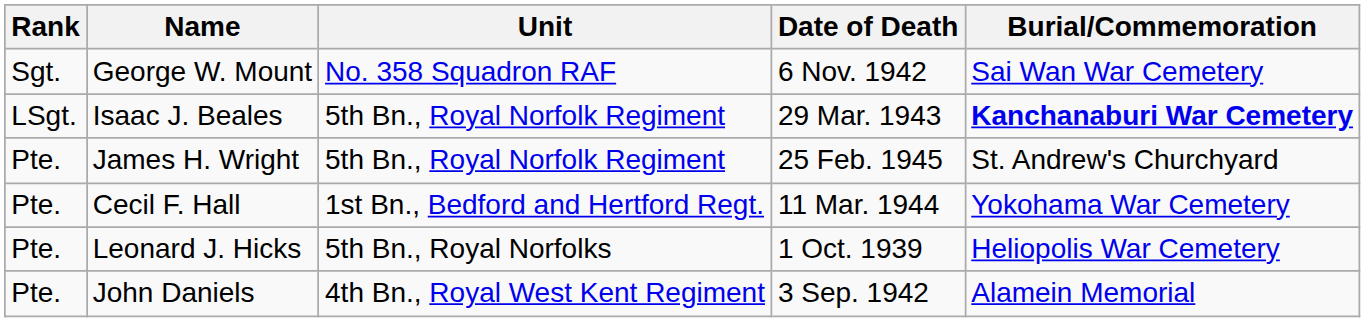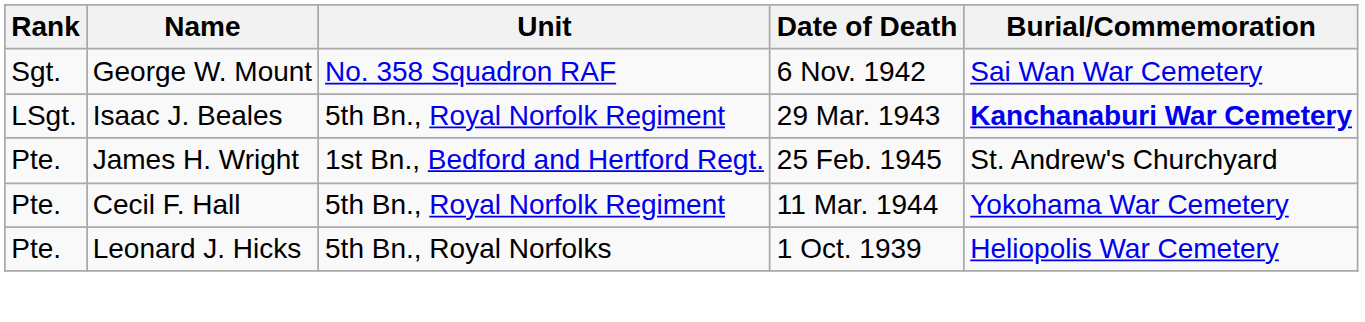(525, 159) 5th Bn., Royal Norfolk Regiment -> (545, 159) 1st Bn., Bedford and Hertford Regt.
(545, 204) 1st Bn., Bedford and Hertford Regt. -> (525, 204) 5th Bn., Royal Norfolk Regiment
- row: (174, 293)
